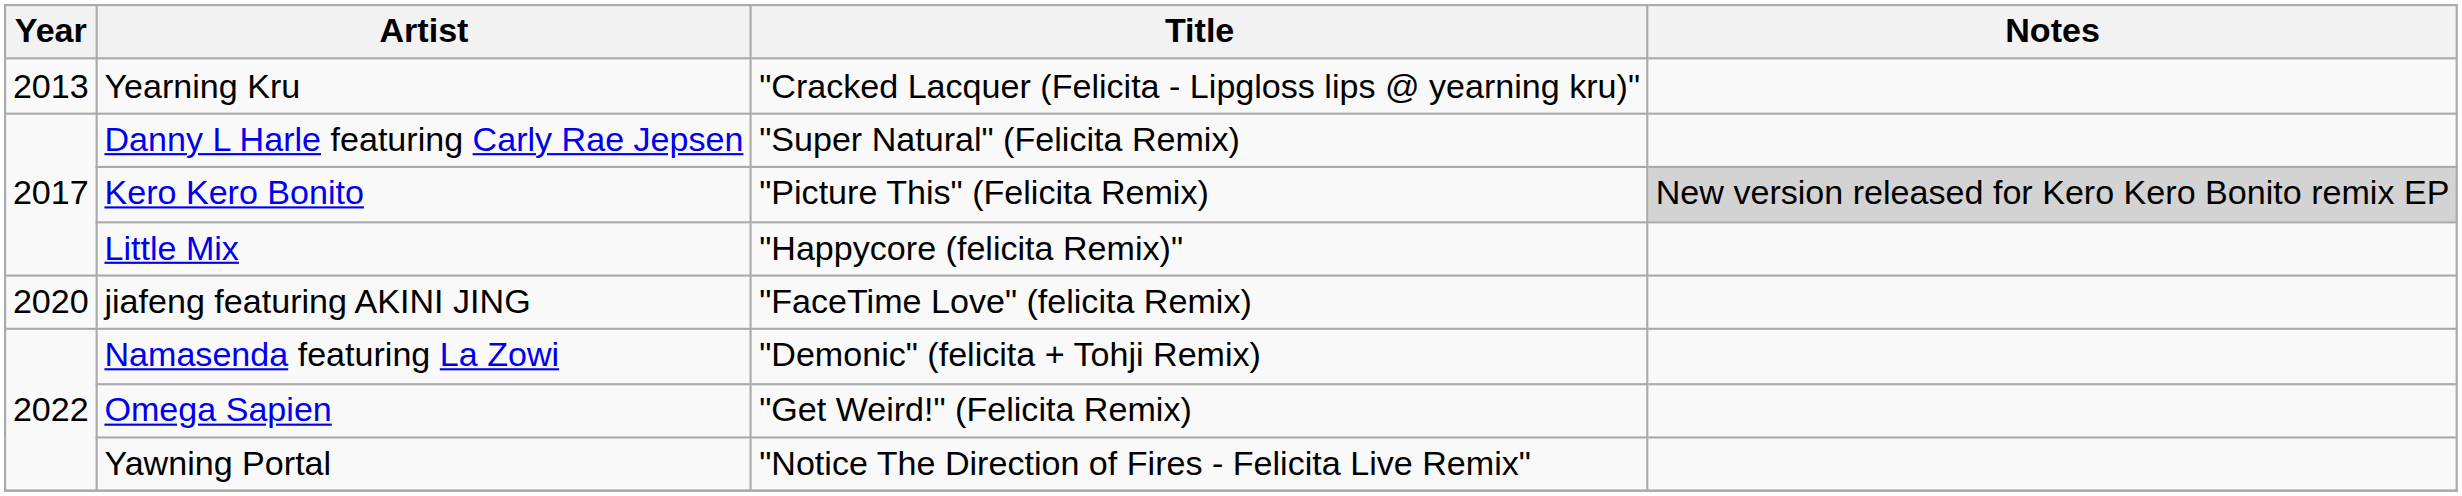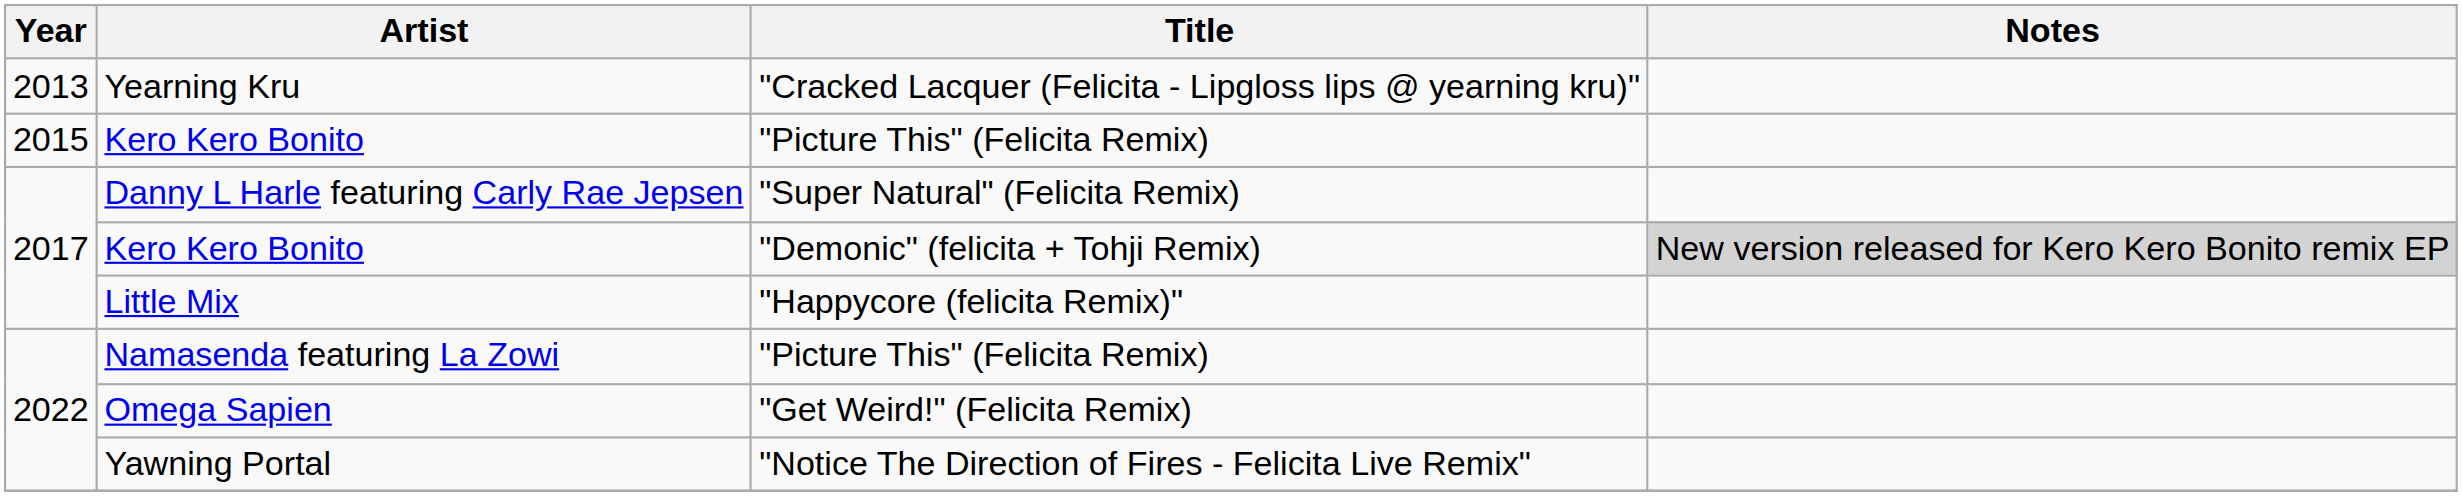+ row: (51, 139)
(984, 193) "Picture This" (Felicita Remix) -> (1010, 247) "Demonic" (felicita + Tohji Remix)
- row: (51, 301)
(1010, 355) "Demonic" (felicita + Tohji Remix) -> (984, 355) "Picture This" (Felicita Remix)
